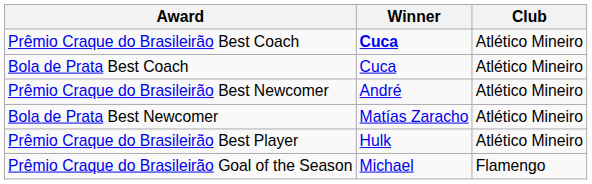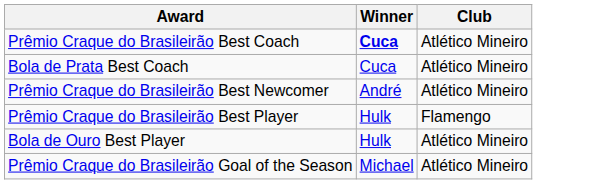- row: (113, 116)
(529, 141) Atlético Mineiro -> (456, 116) Flamengo
+ row: (97, 141)
(511, 166) Flamengo -> (474, 166) Atlético Mineiro
